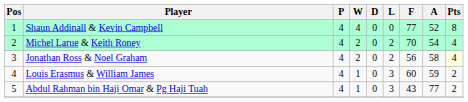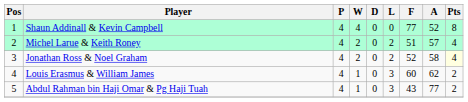(411, 43) 70 -> (411, 43) 51
(434, 43) 54 -> (434, 43) 57
(411, 58) 56 -> (411, 58) 52
(434, 74) 59 -> (434, 74) 62
